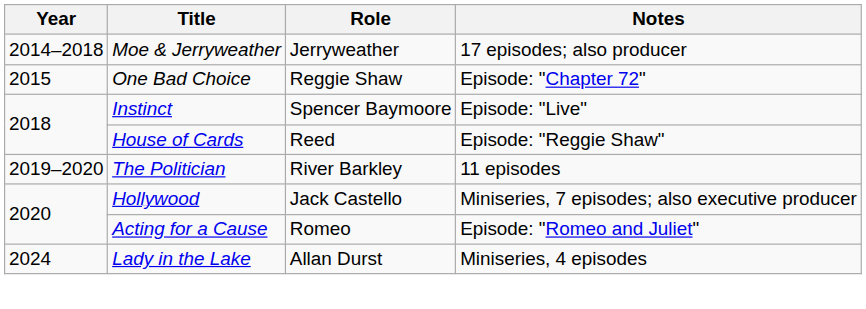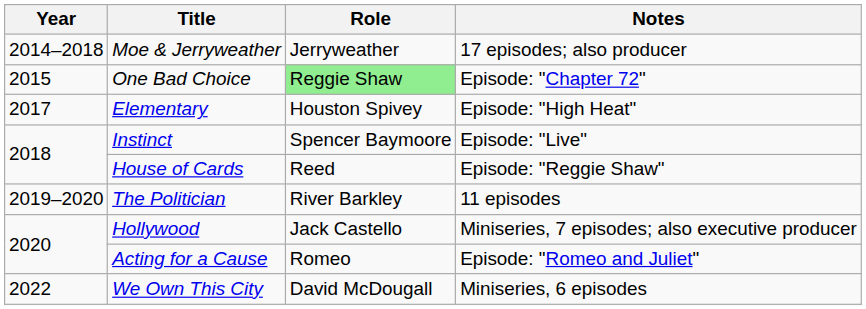(346, 79) no background -> (346, 79) lightgreen background
+ row: (160, 109)
+ row: (188, 288)
- row: (181, 259)
